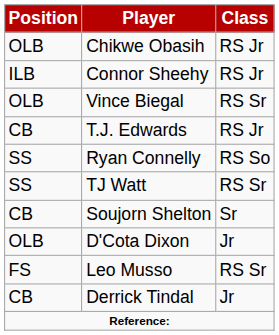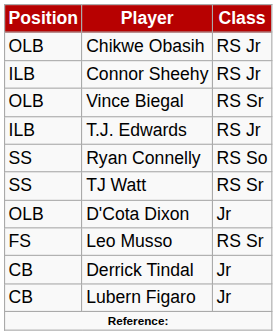(21, 130) CB -> (22, 130) ILB
- row: (149, 213)
+ row: (141, 297)
